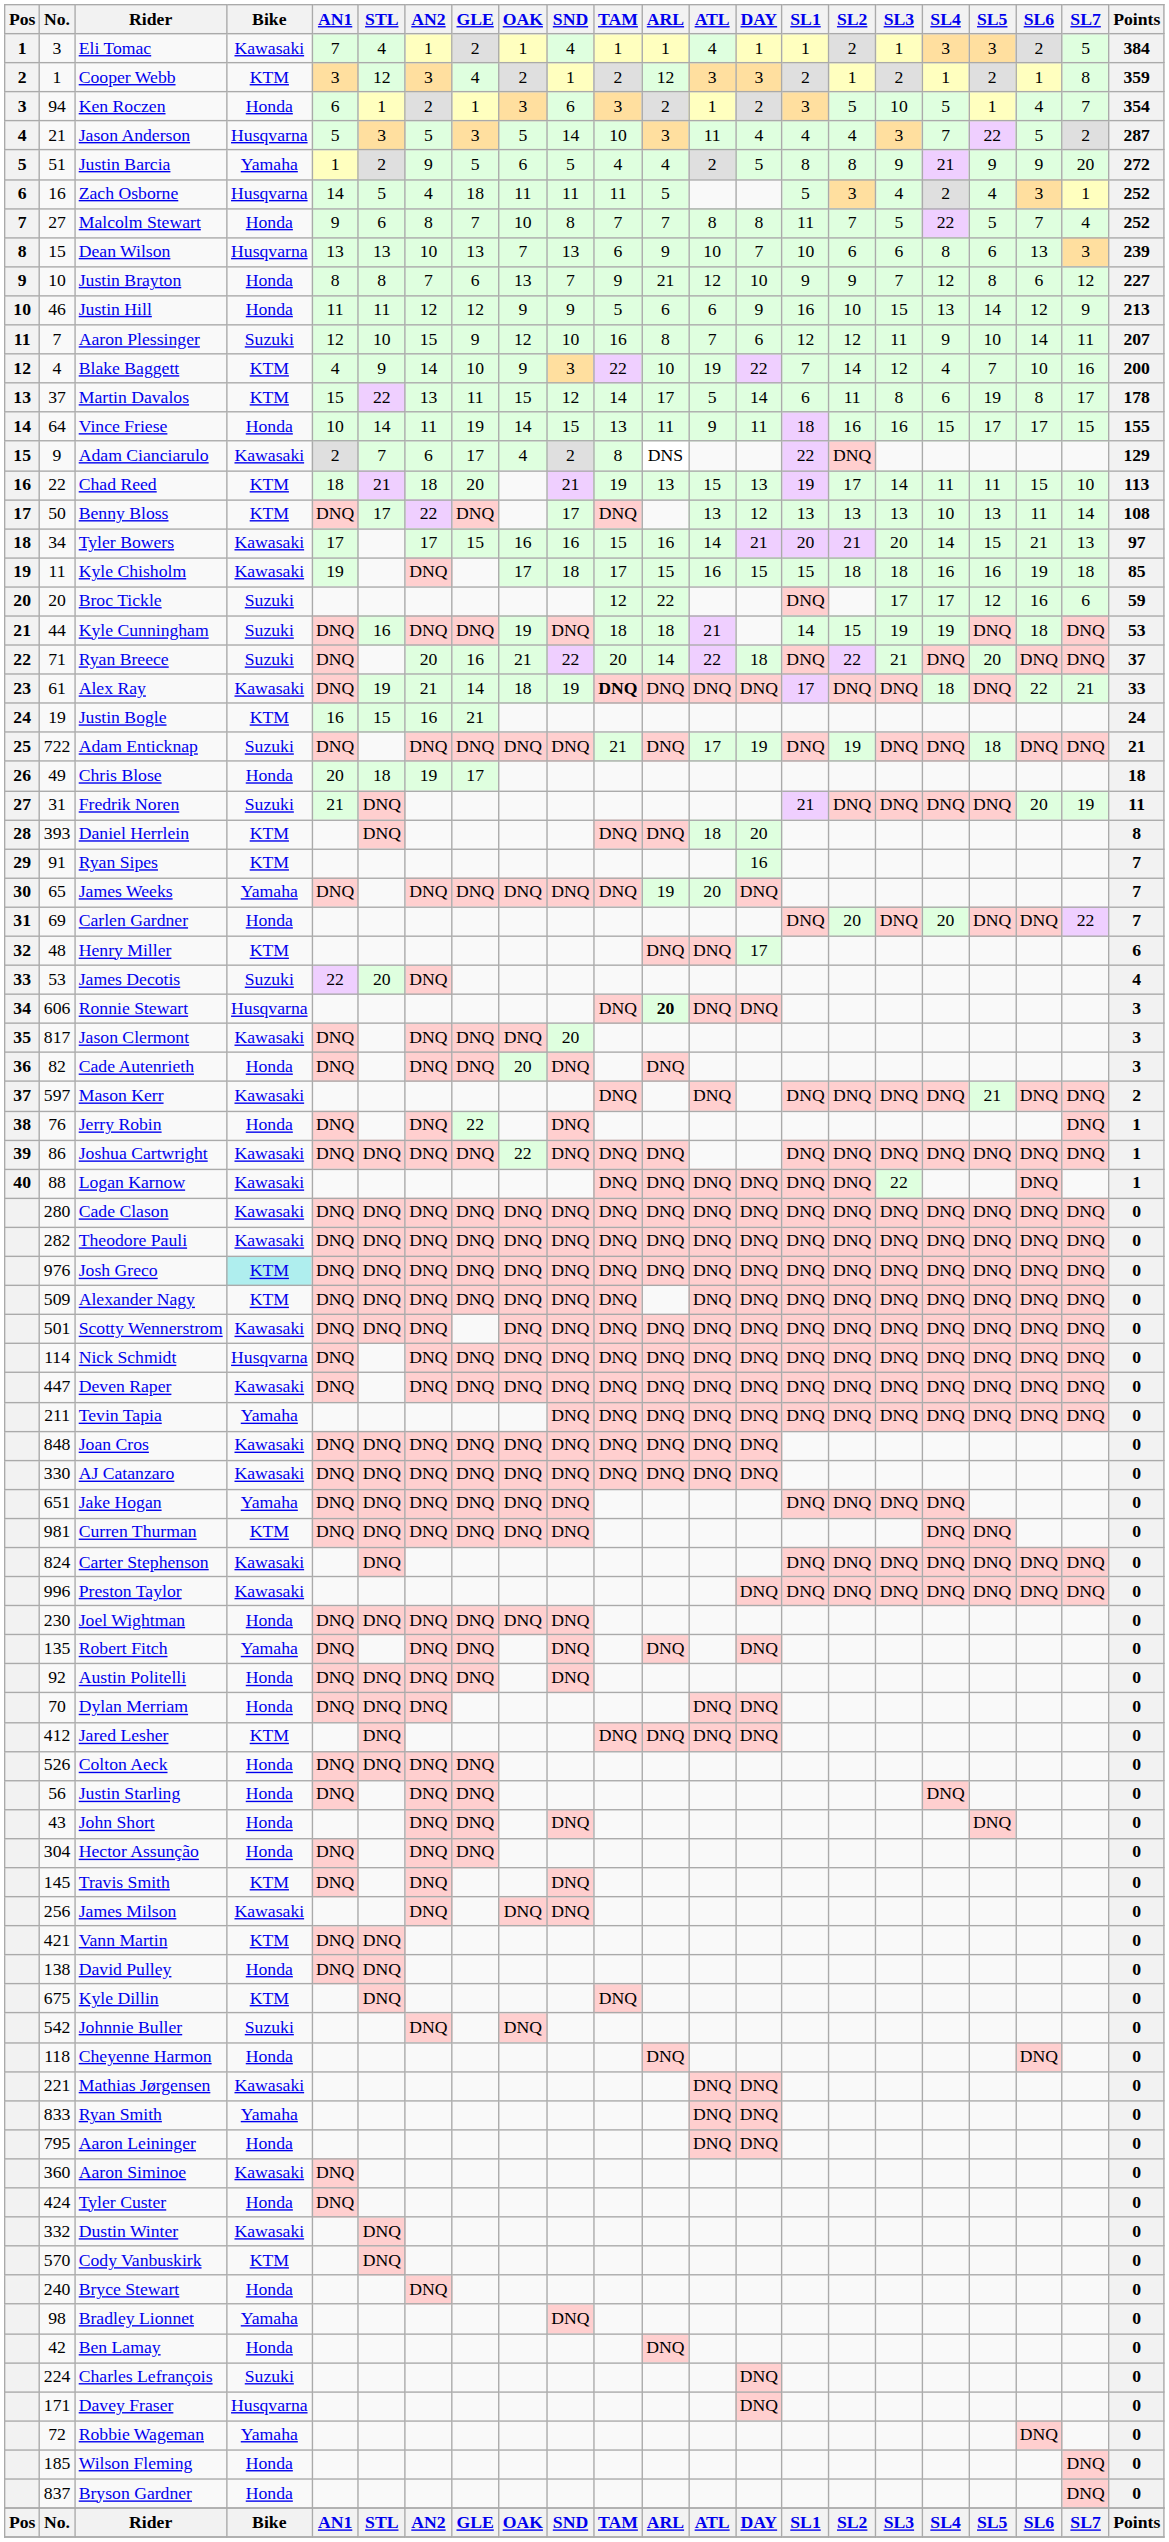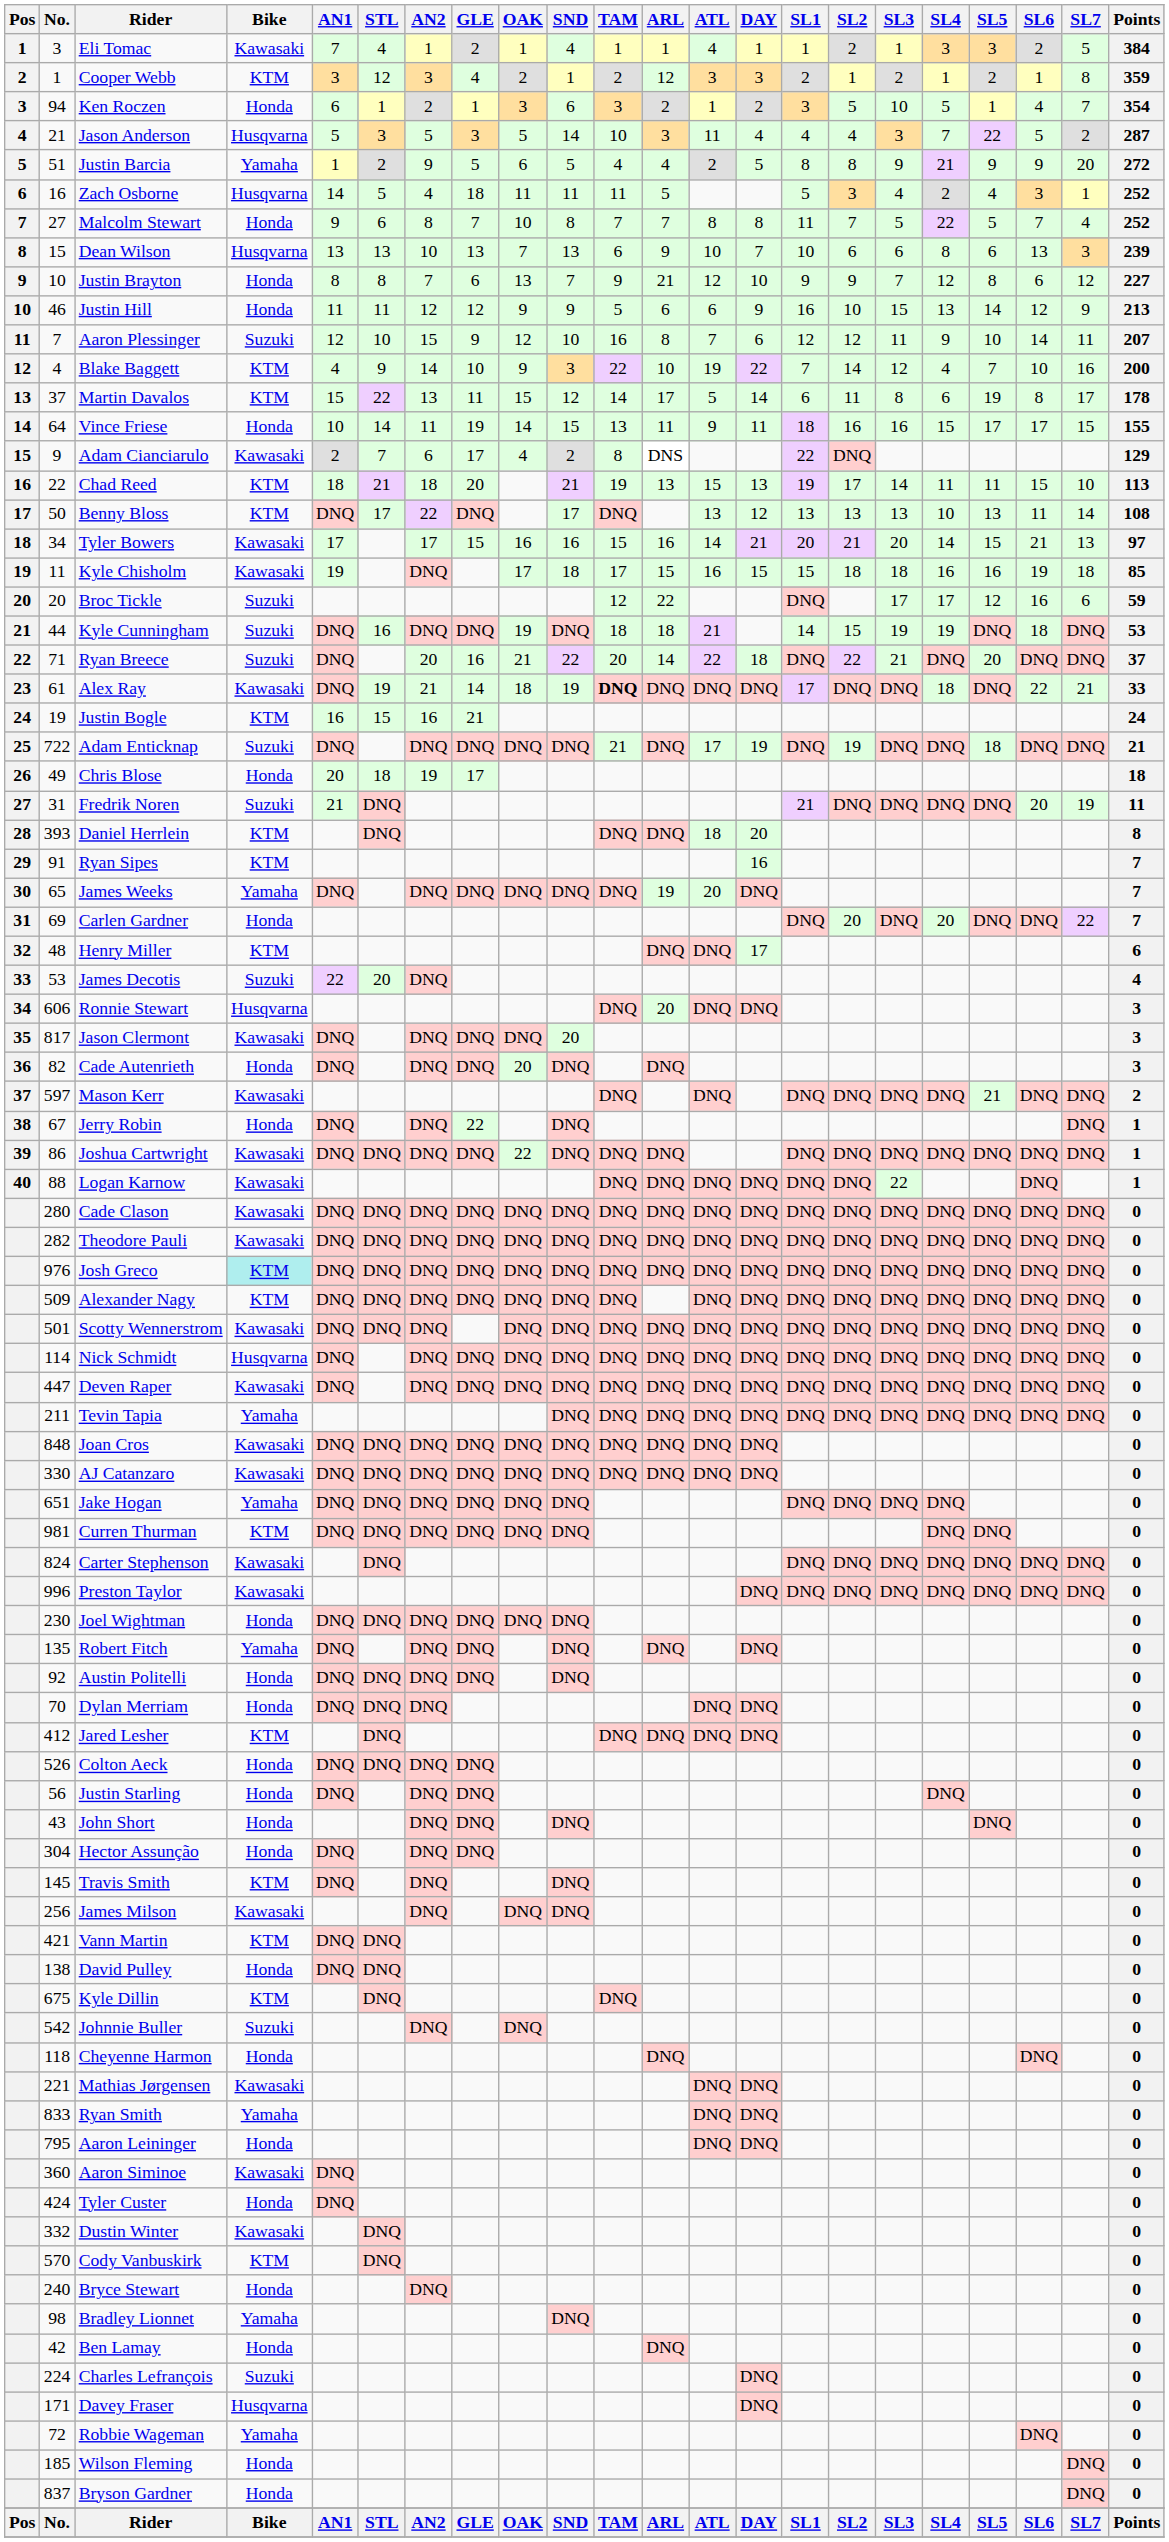(665, 1008) bold -> (665, 1008) normal
(57, 1125) 76 -> (57, 1125) 67
